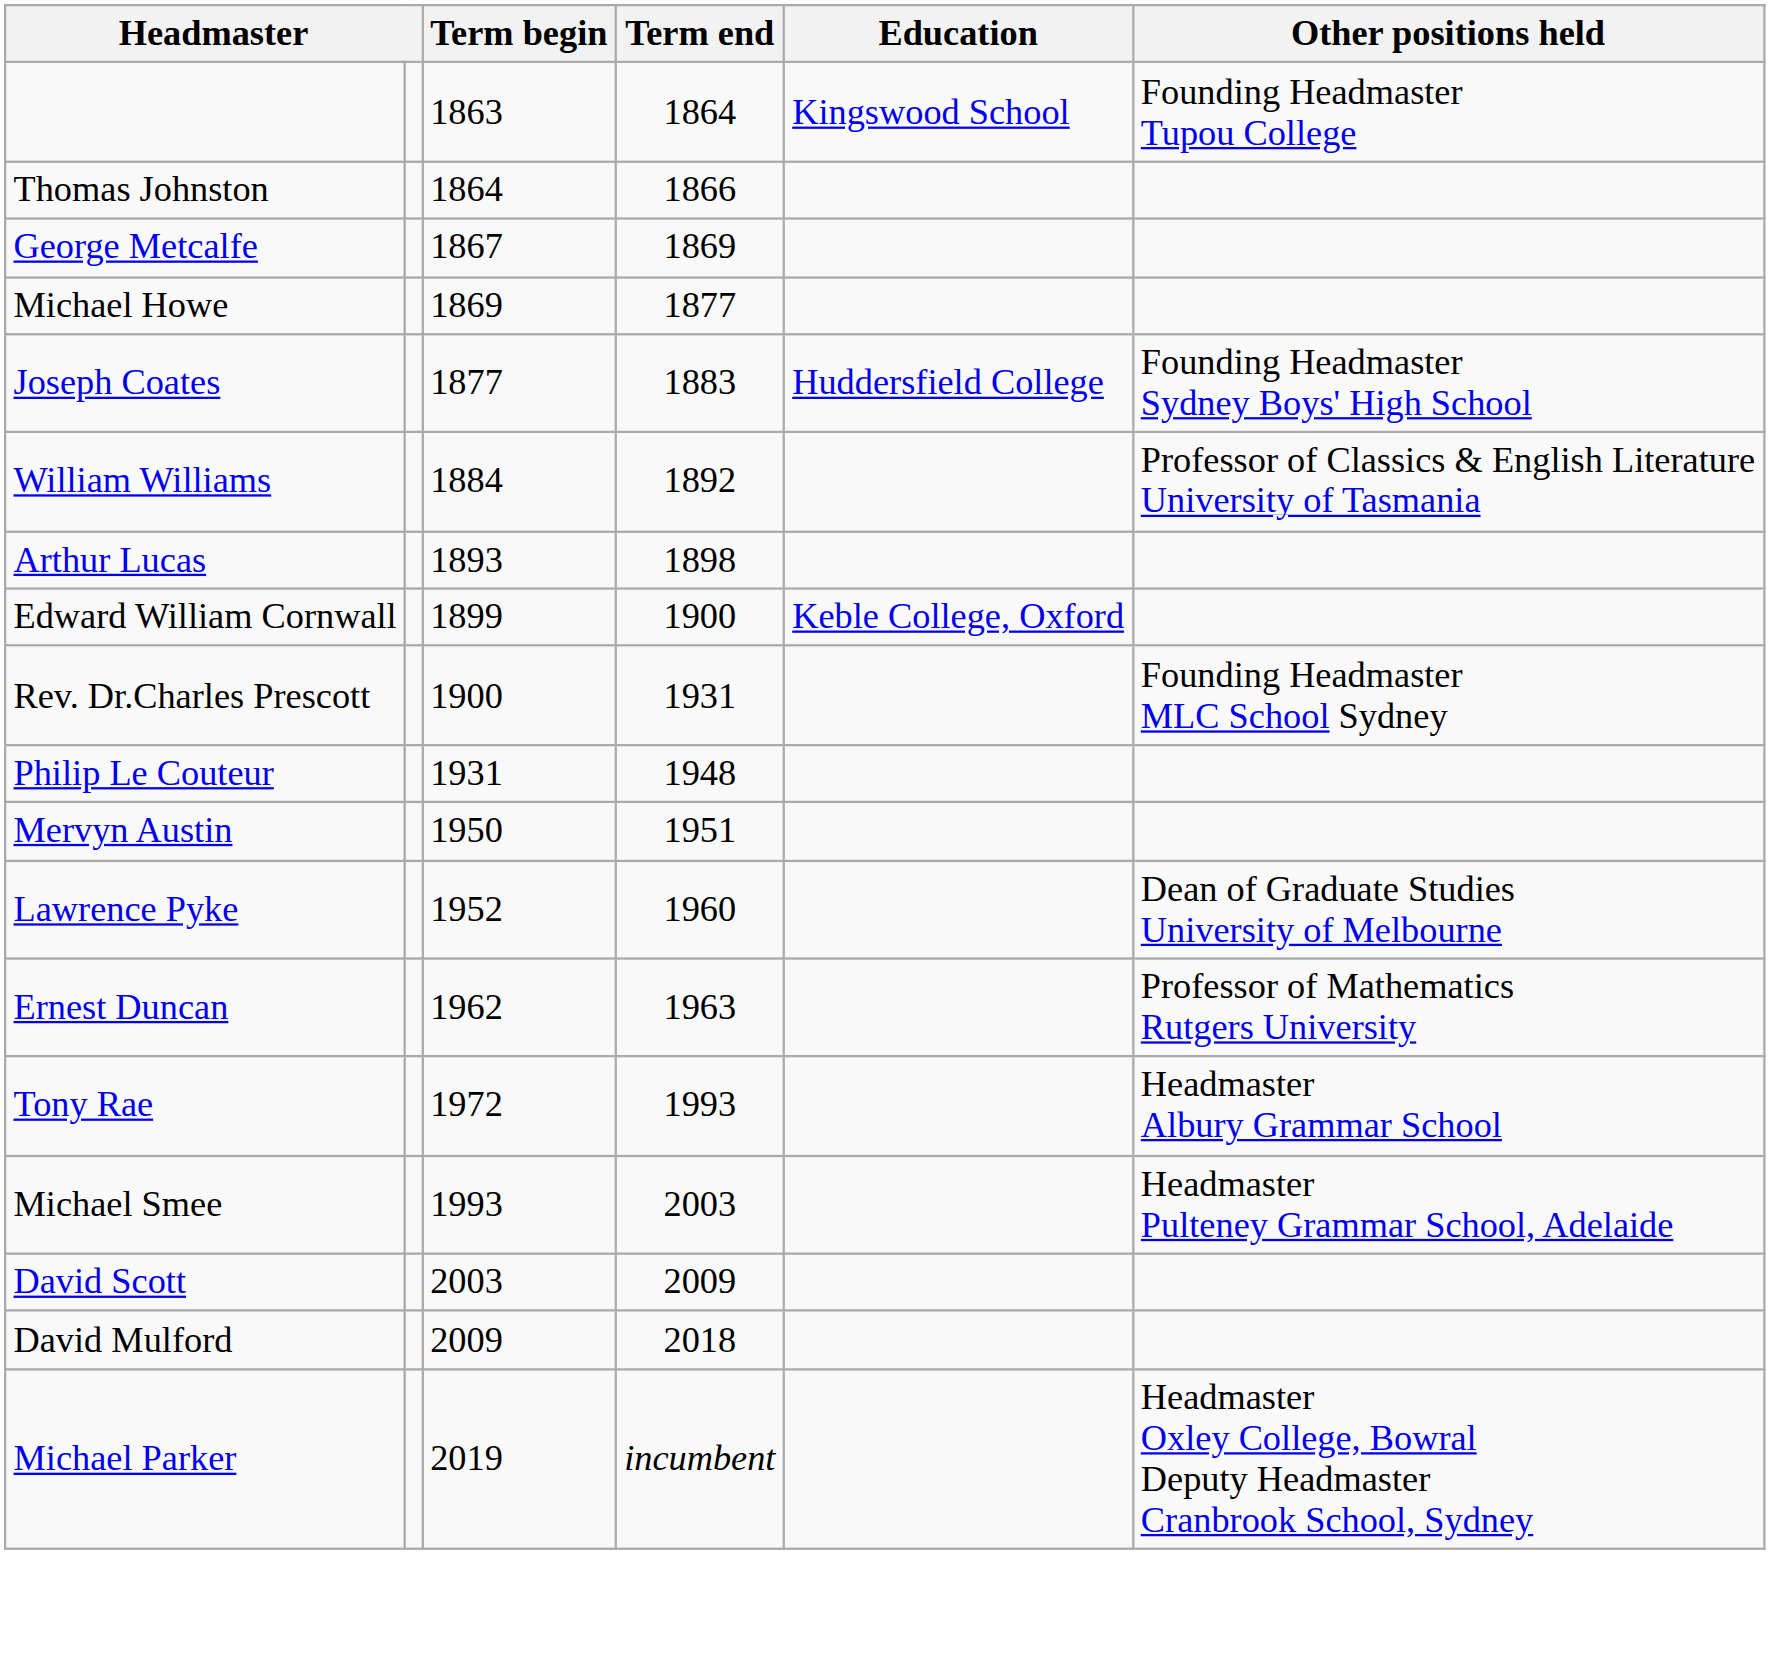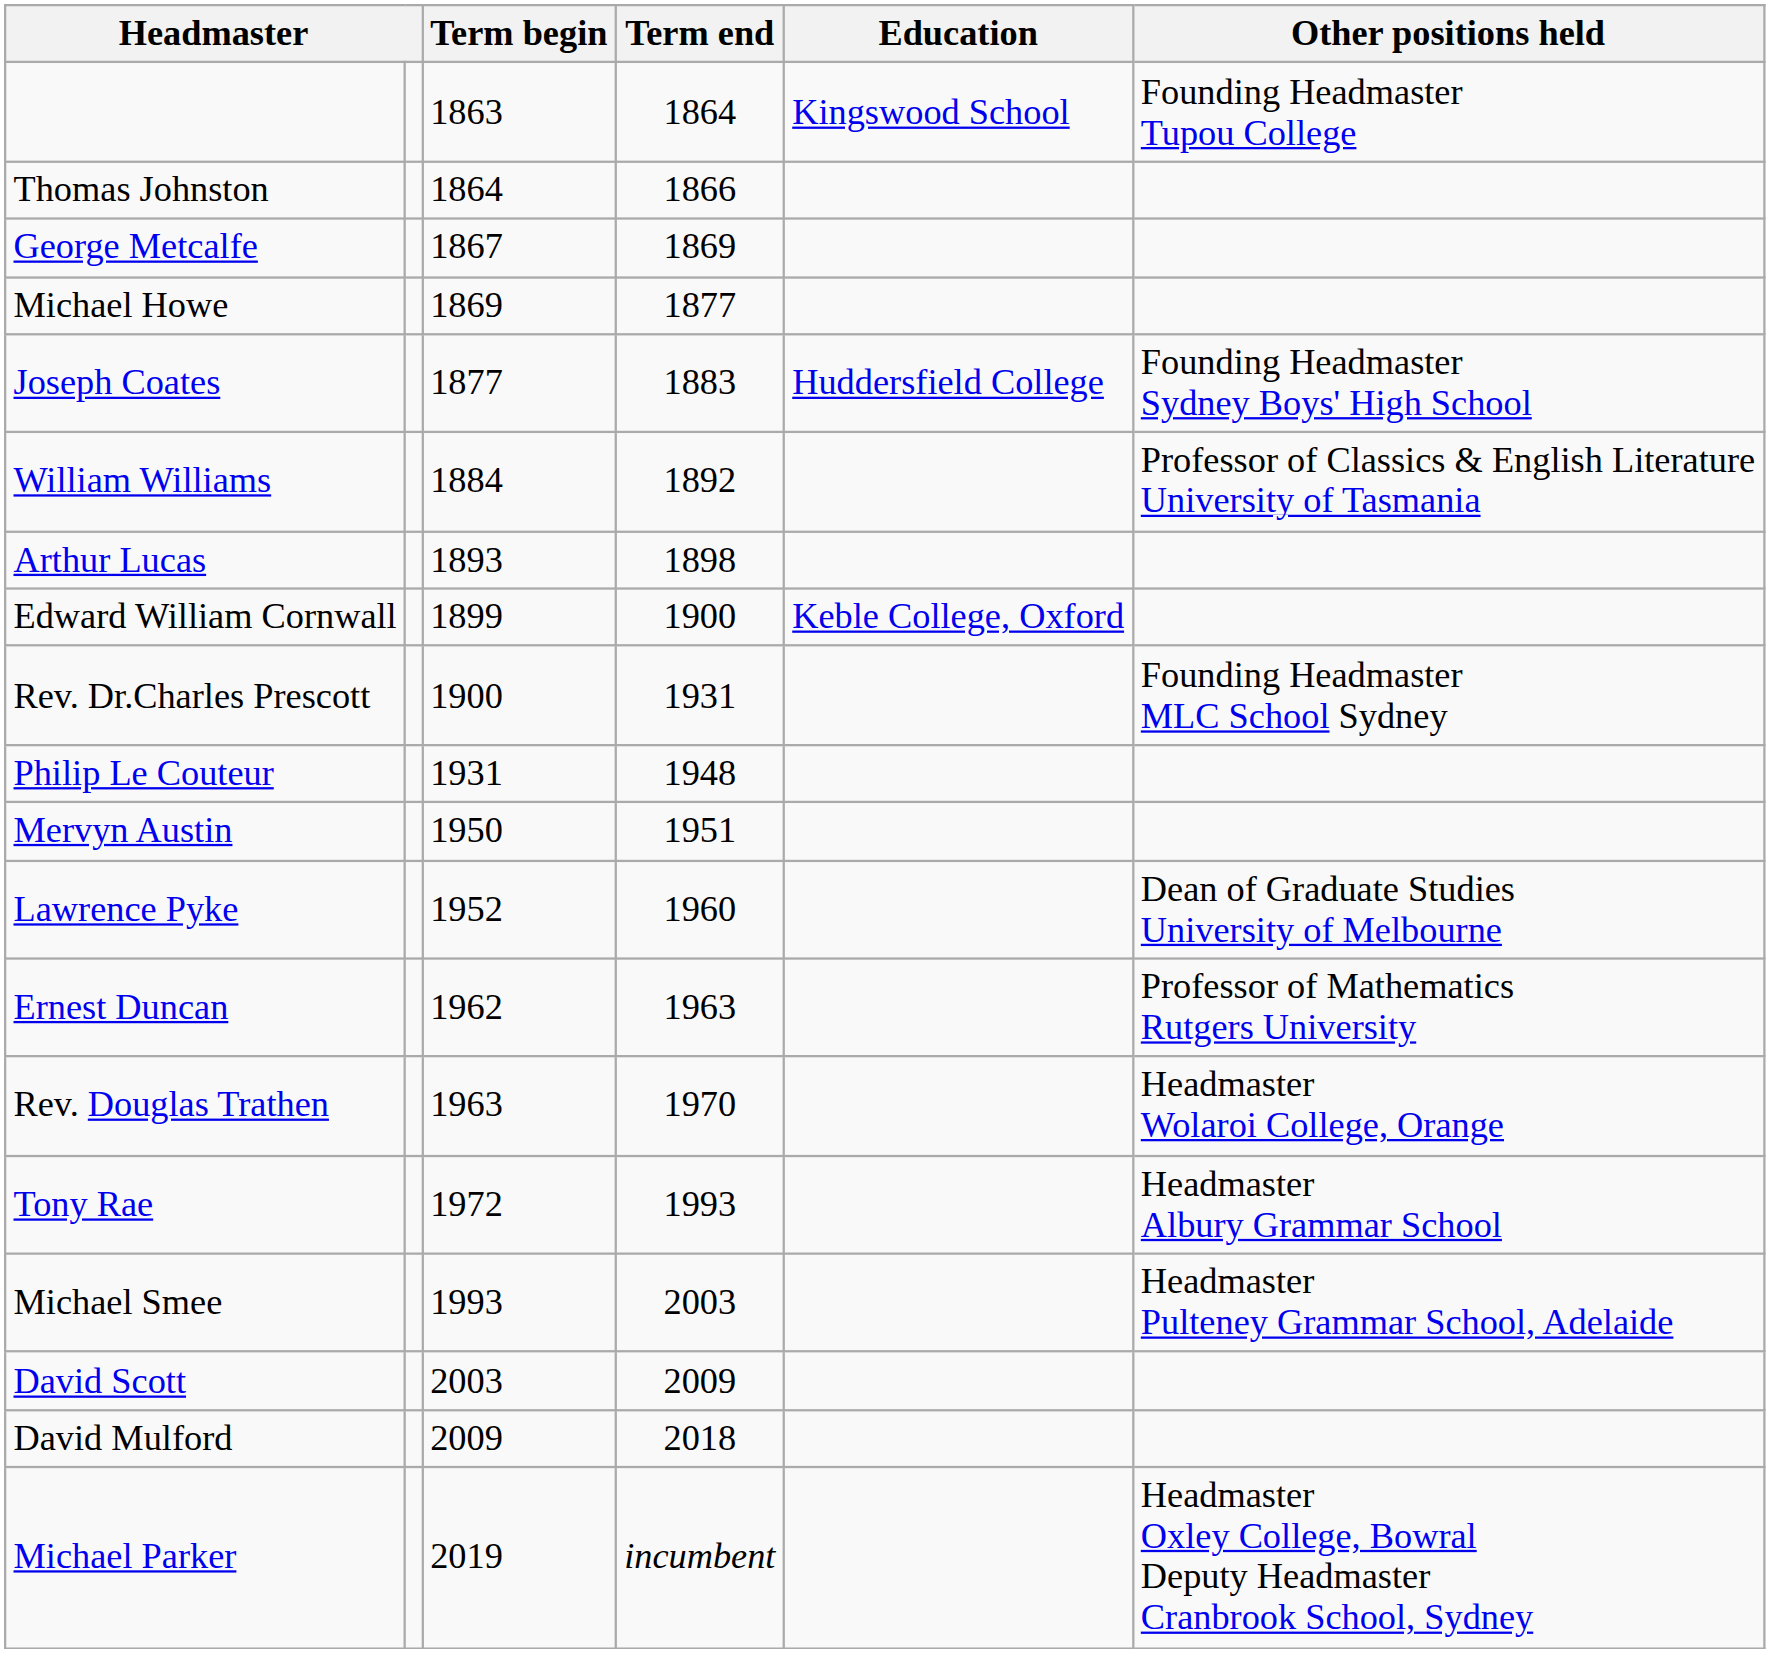+ row: (171, 1105)
